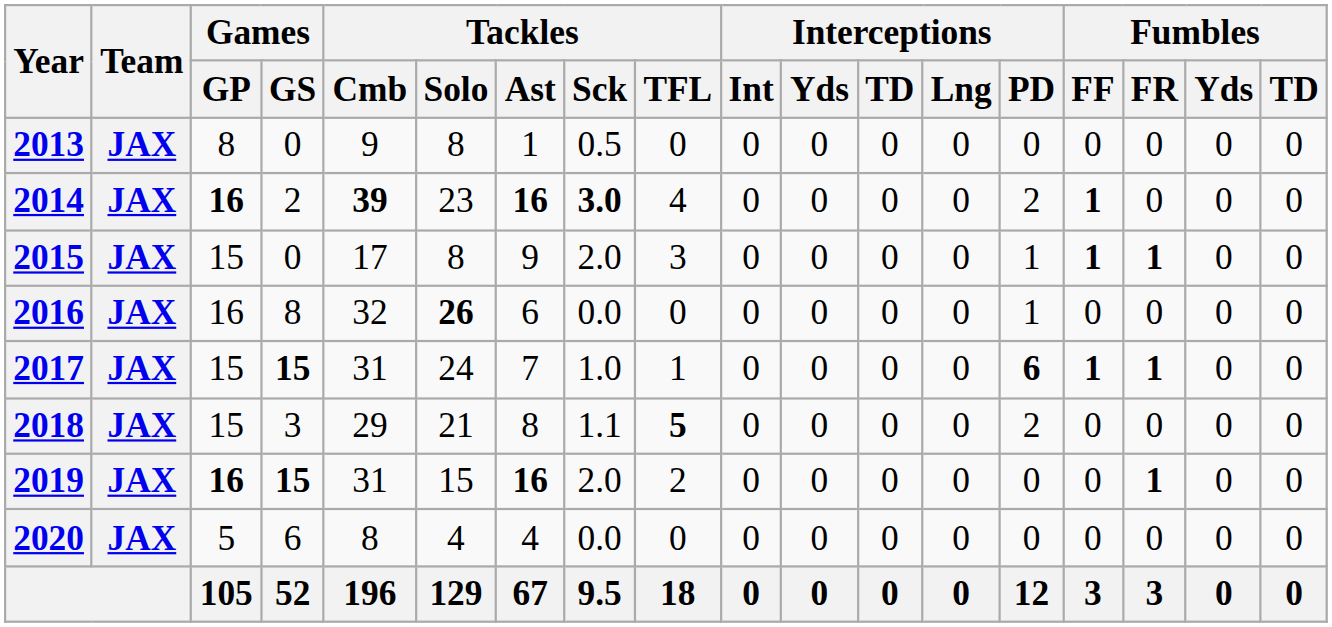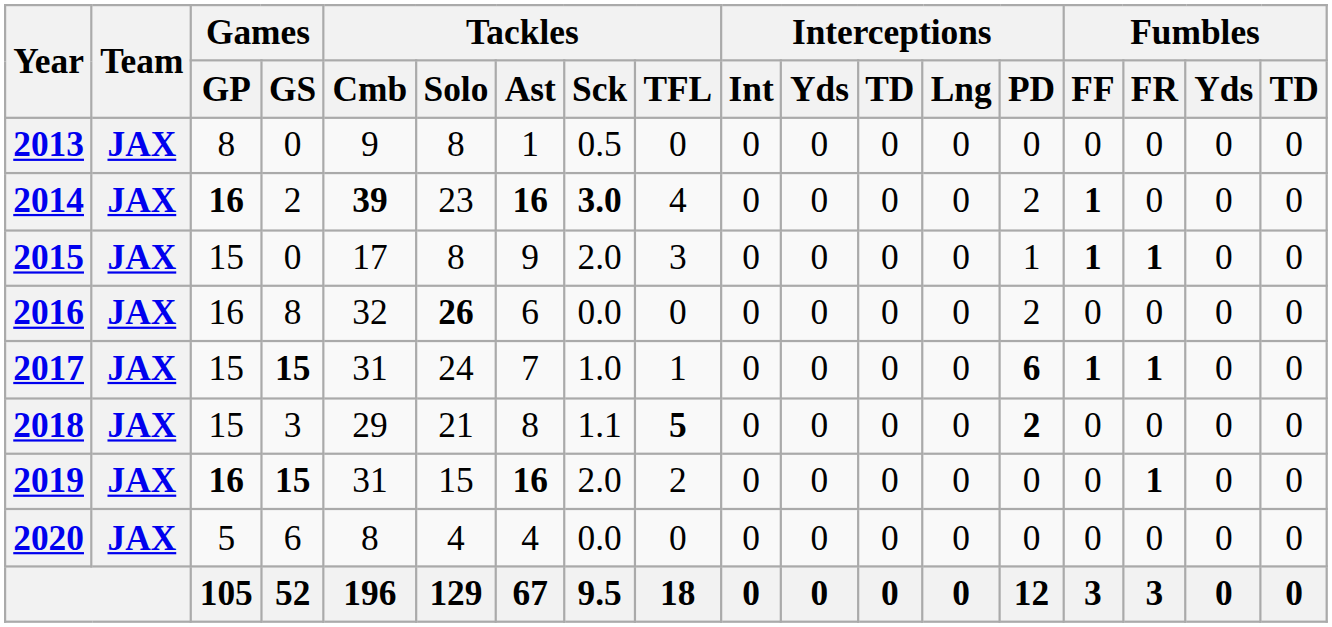(1031, 312) 1 -> (1031, 312) 2
(1031, 425) normal -> (1031, 425) bold
